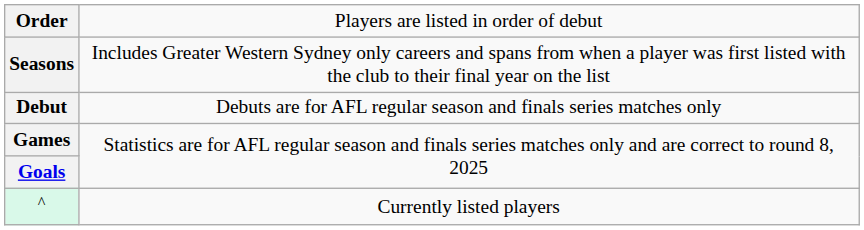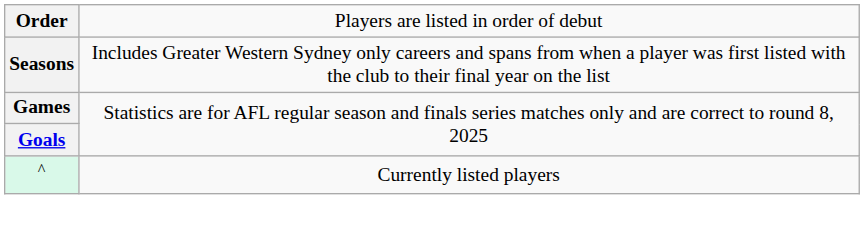- row: (42, 107)
